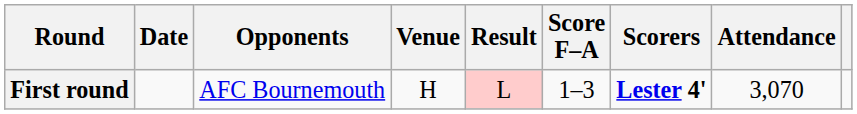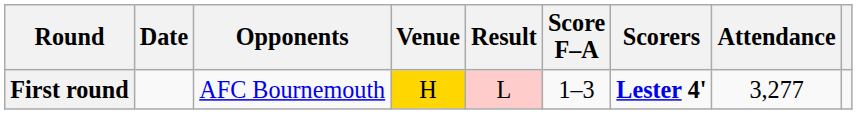(428, 89) no background -> (428, 89) gold background
(777, 89) 3,070 -> (777, 89) 3,277
